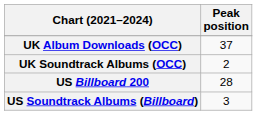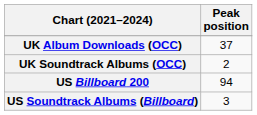(226, 82) 28 -> (226, 82) 94
